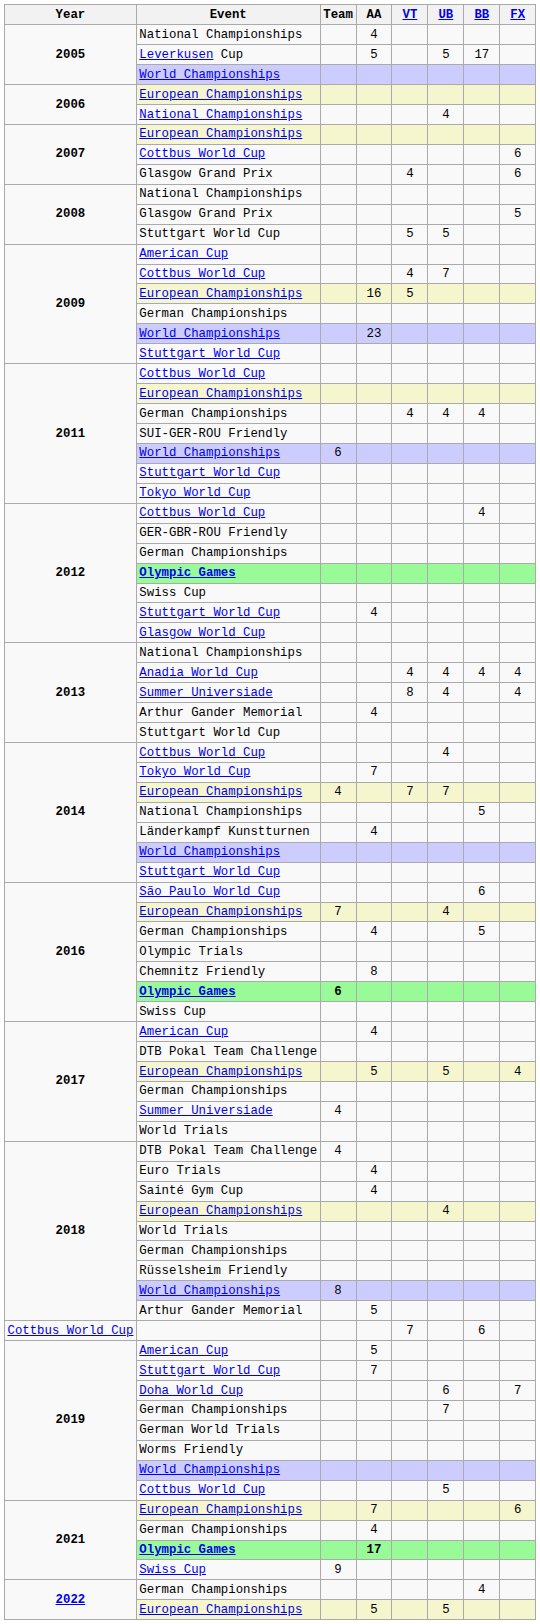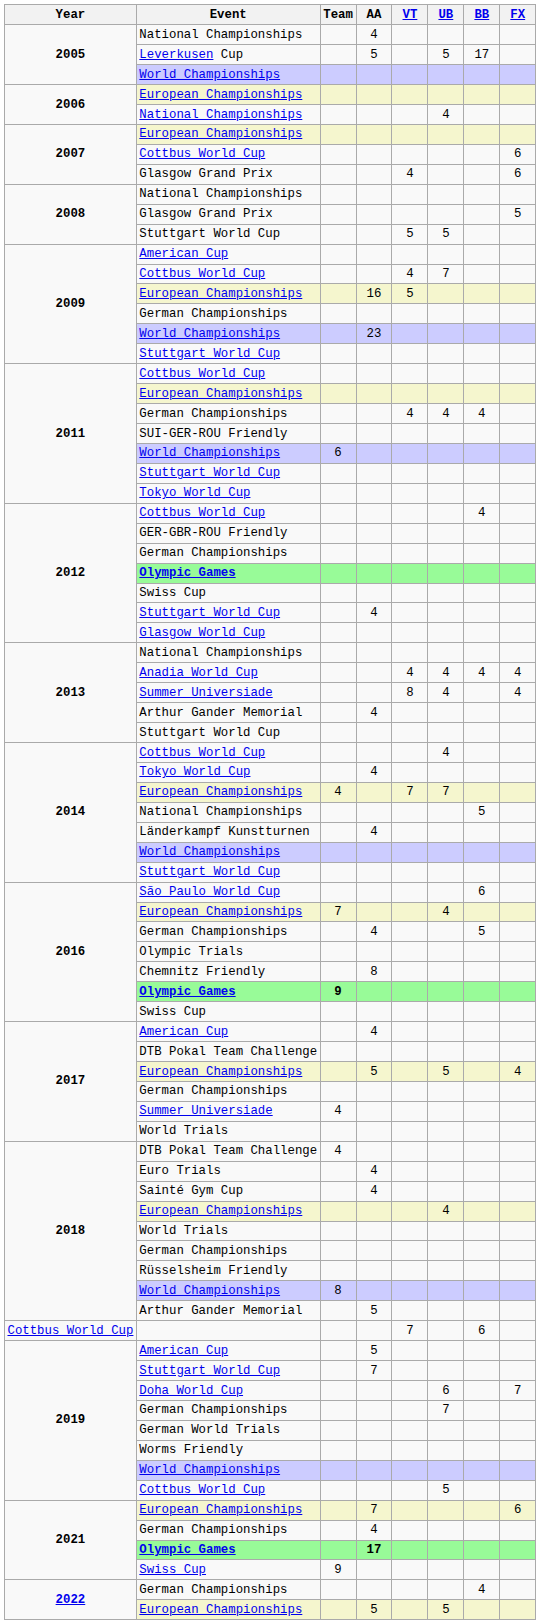(374, 772) 7 -> (374, 772) 4
(338, 992) 6 -> (338, 992) 9
